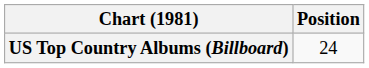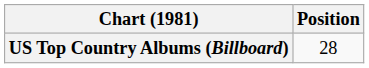(328, 47) 24 -> (328, 47) 28
